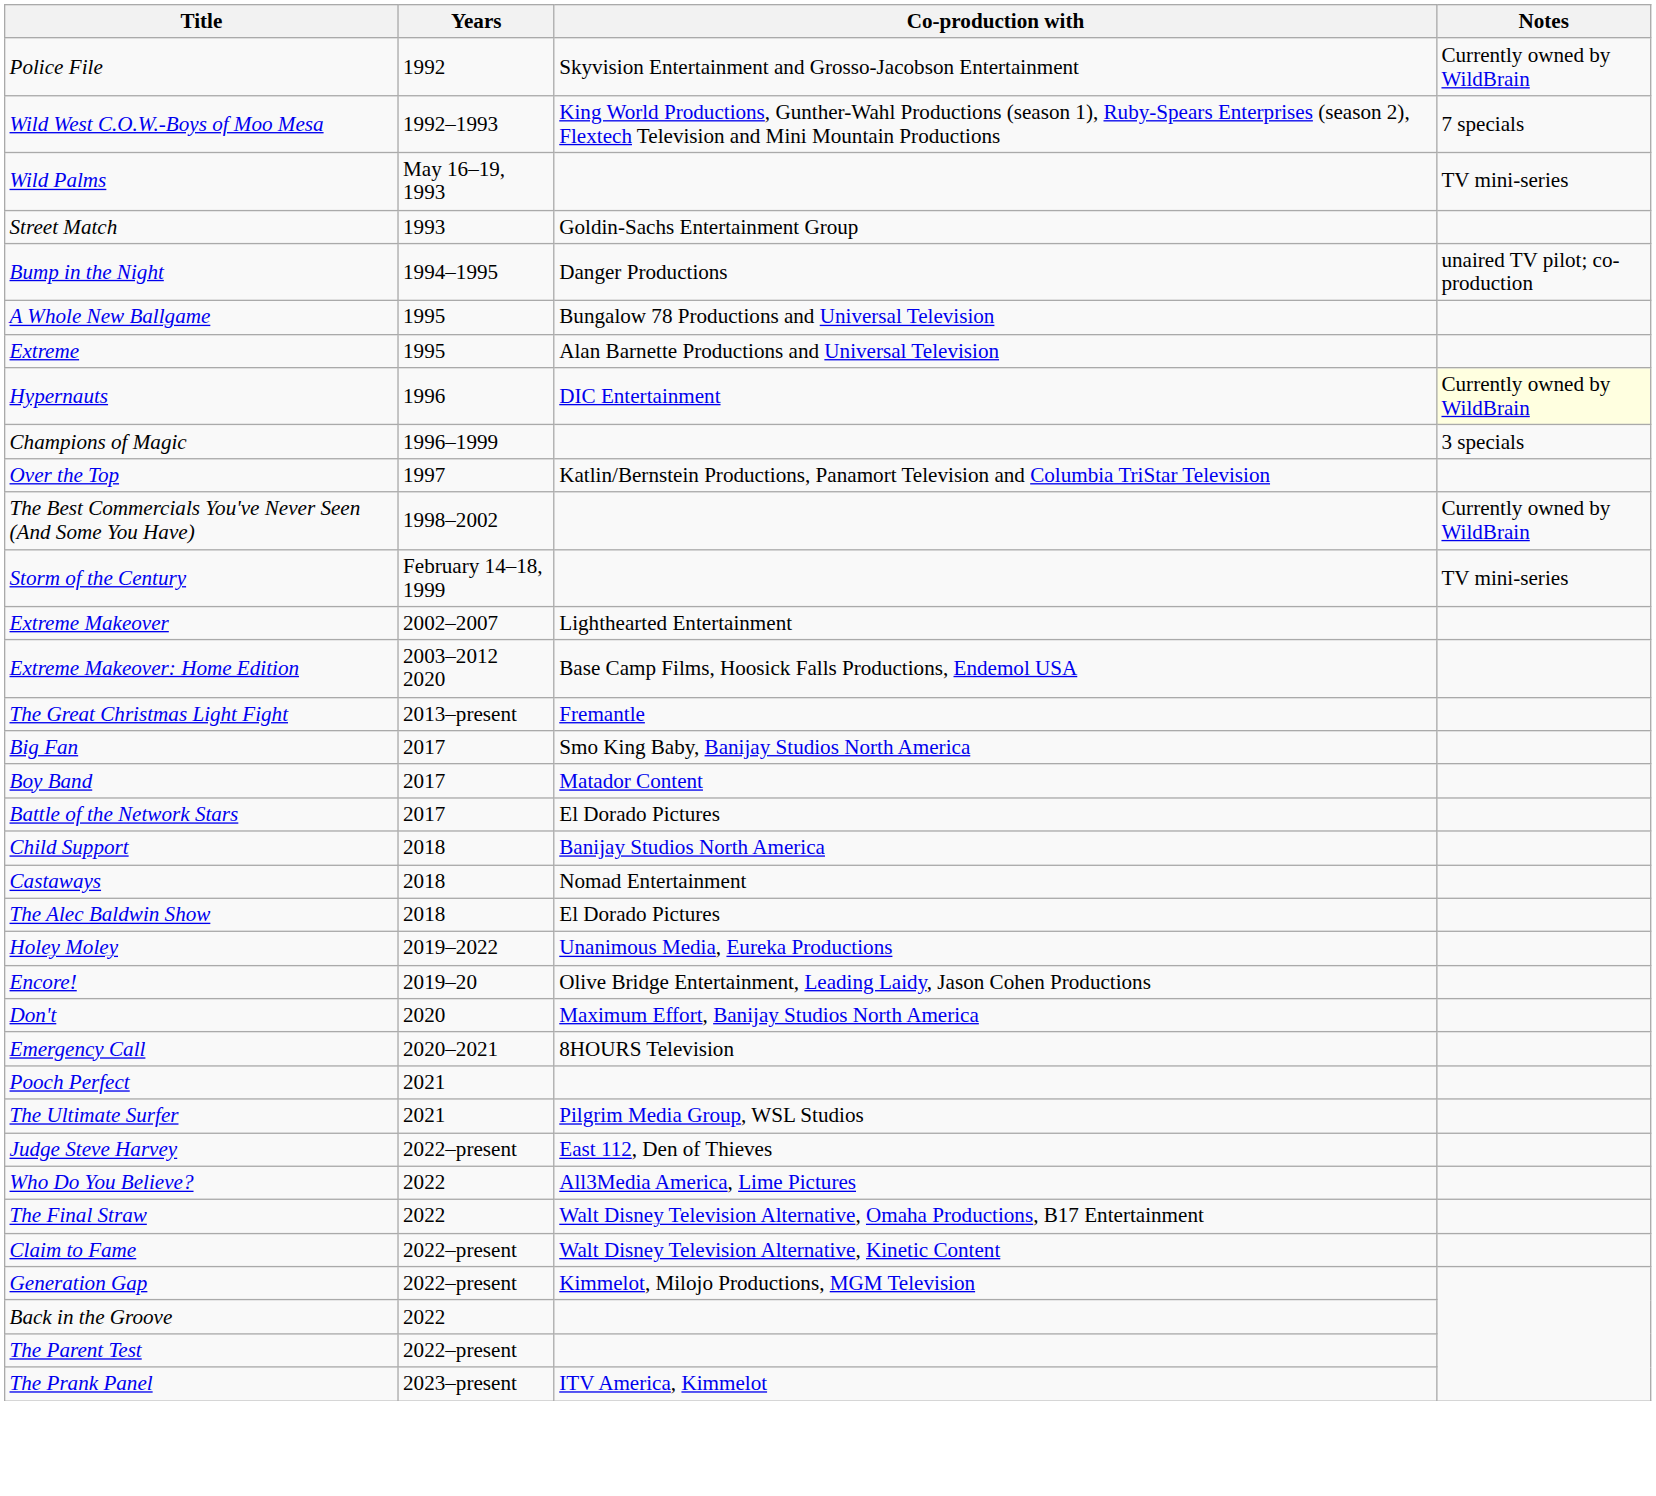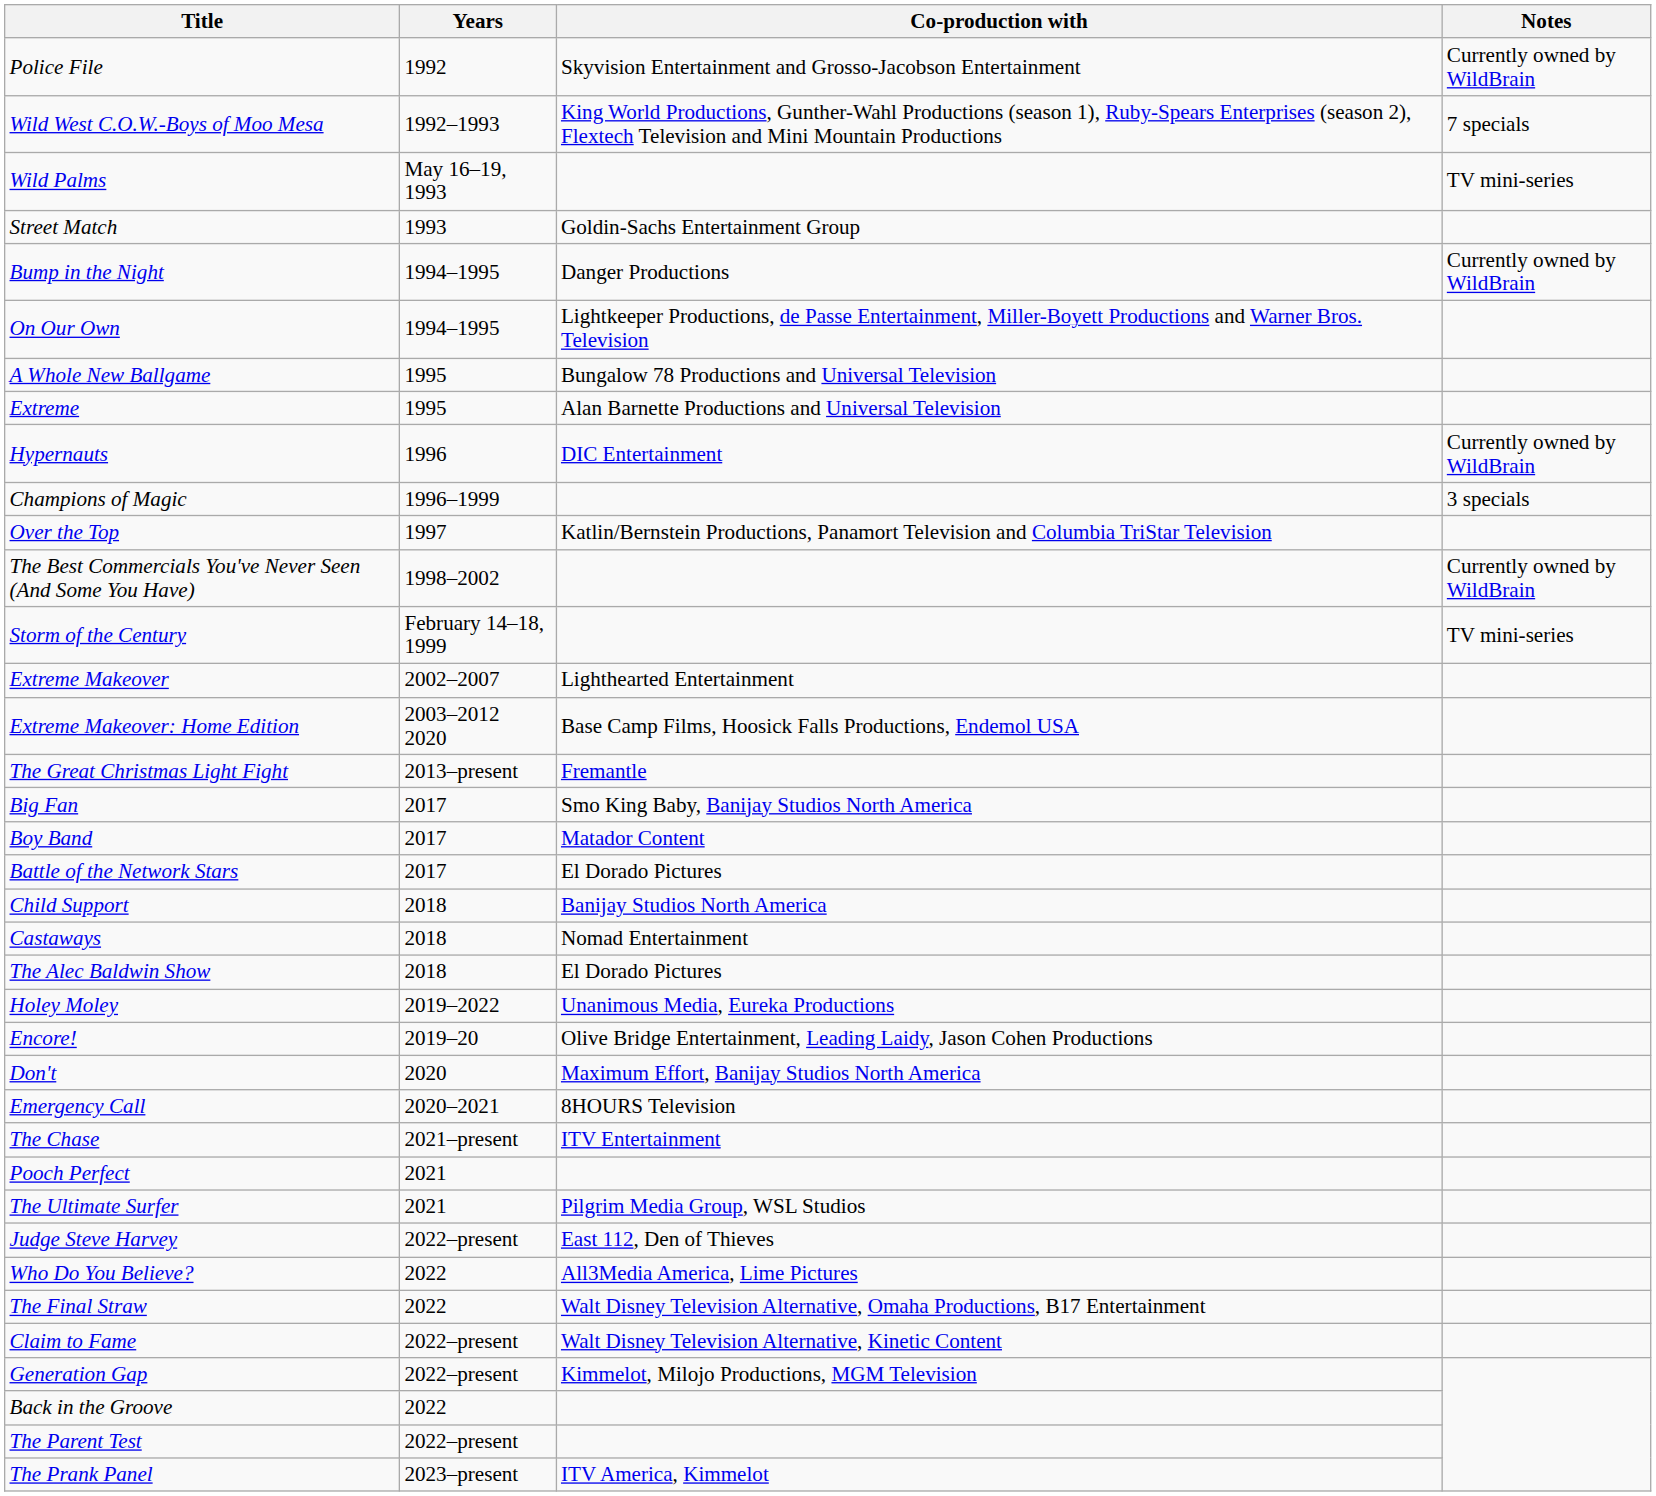(1531, 271) unaired TV pilot; co-production -> (1531, 271) Currently owned by WildBrain
+ row: (65, 329)
(1526, 396) lightyellow background -> (1531, 453) no background
+ row: (54, 1139)
